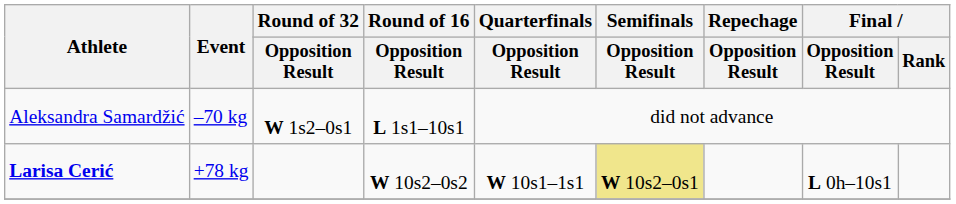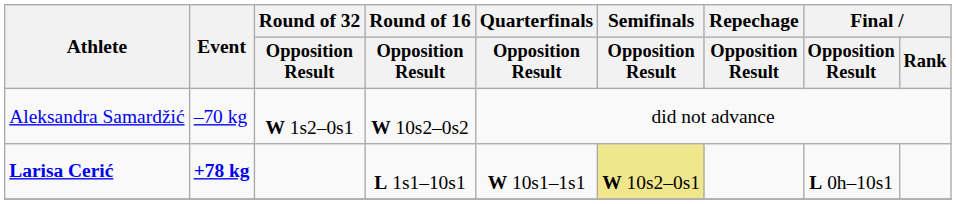(419, 127) L 1s1–10s1 -> (420, 127) W 10s2–0s2
(221, 171) normal -> (222, 171) bold
(419, 182) W 10s2–0s2 -> (420, 182) L 1s1–10s1
